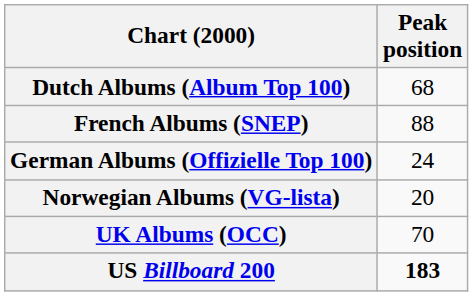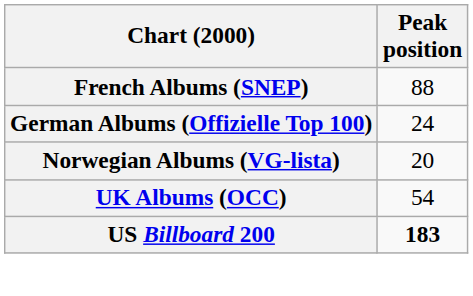- row: (191, 86)
(423, 234) 70 -> (423, 197) 54
